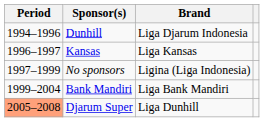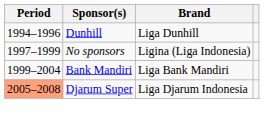(193, 32) Liga Djarum Indonesia -> (168, 32) Liga Dunhill
- row: (83, 51)
(168, 107) Liga Dunhill -> (193, 88) Liga Djarum Indonesia
